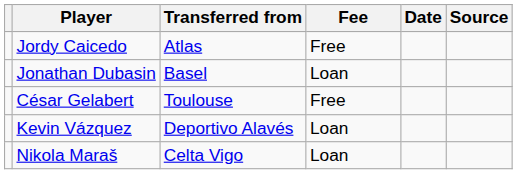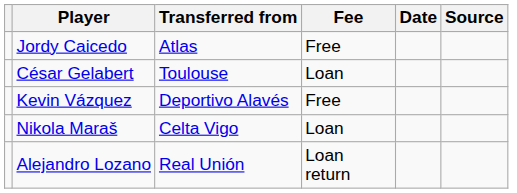- row: (86, 73)
(328, 100) Free -> (324, 73) Loan
(329, 127) Loan -> (323, 100) Free
+ row: (84, 164)
